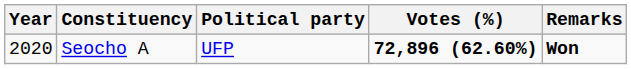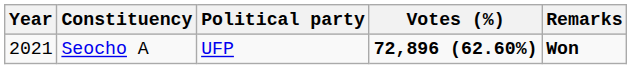(31, 49) 2020 -> (31, 49) 2021
